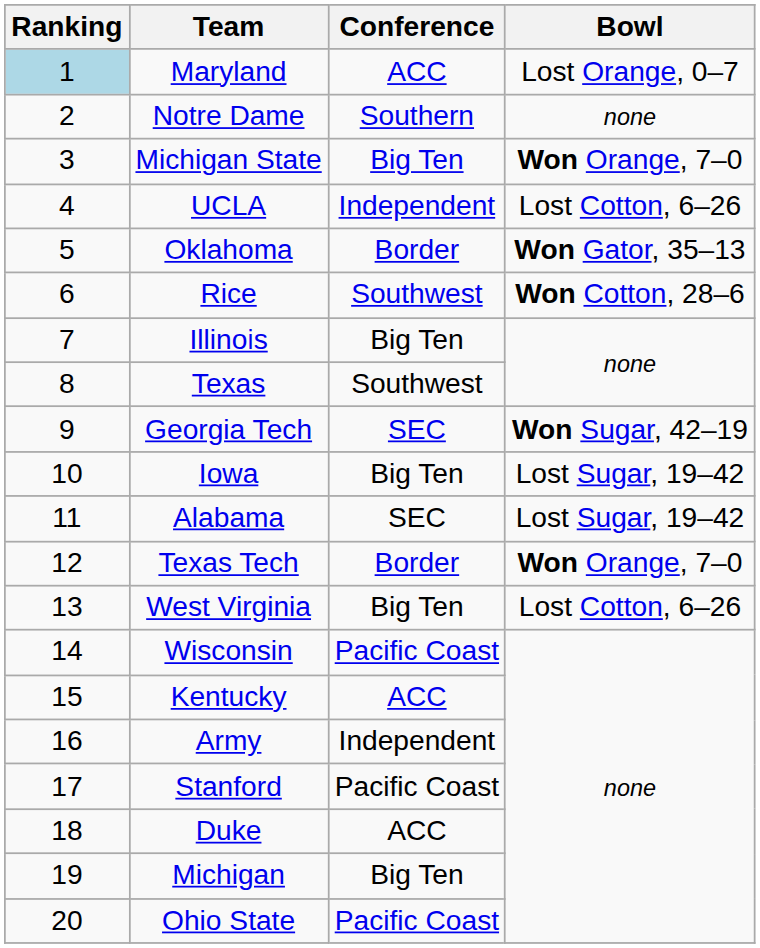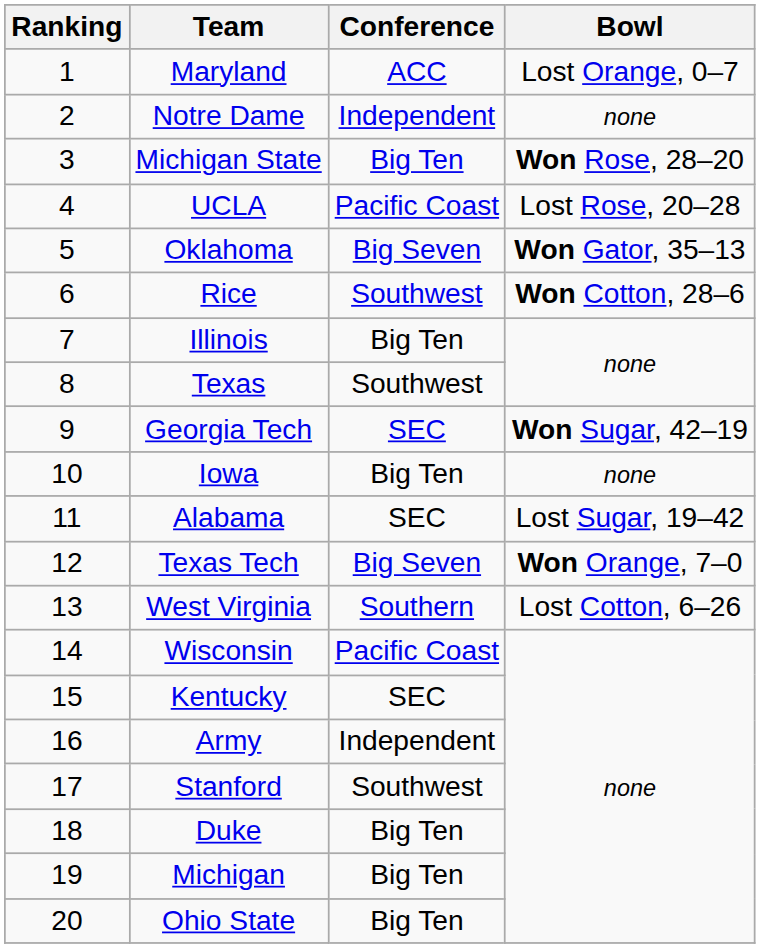(67, 71) lightblue background -> (67, 71) no background
(417, 116) Southern -> (417, 116) Independent
(630, 160) Won Orange, 7–0 -> (630, 160) Won Rose, 28–20
(417, 205) Independent -> (417, 205) Pacific Coast
(630, 205) Lost Cotton, 6–26 -> (630, 205) Lost Rose, 20–28
(417, 250) Border -> (417, 250) Big Seven
(630, 473) Lost Sugar, 19–42 -> (630, 475) none
(417, 562) Border -> (417, 562) Big Seven
(417, 607) Big Ten -> (417, 607) Southern
(417, 696) ACC -> (417, 696) SEC
(417, 786) Pacific Coast -> (417, 786) Southwest
(417, 830) ACC -> (417, 830) Big Ten
(417, 920) Pacific Coast -> (417, 920) Big Ten
